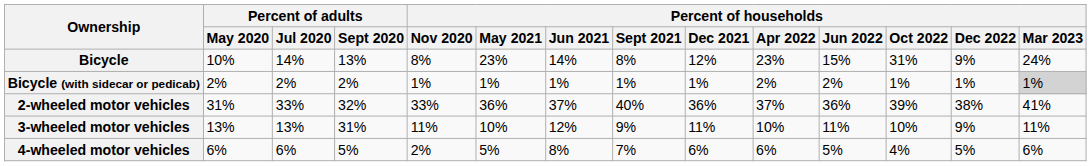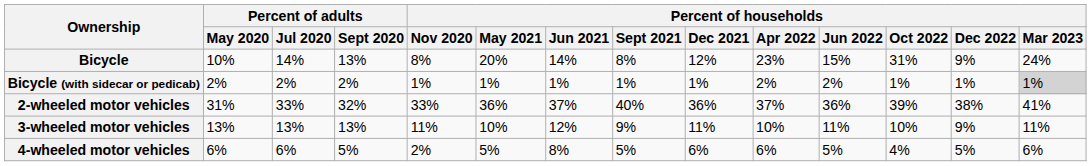(493, 61) 23% -> (493, 61) 20%
(352, 128) 31% -> (352, 128) 13%
(626, 150) 7% -> (626, 150) 5%
